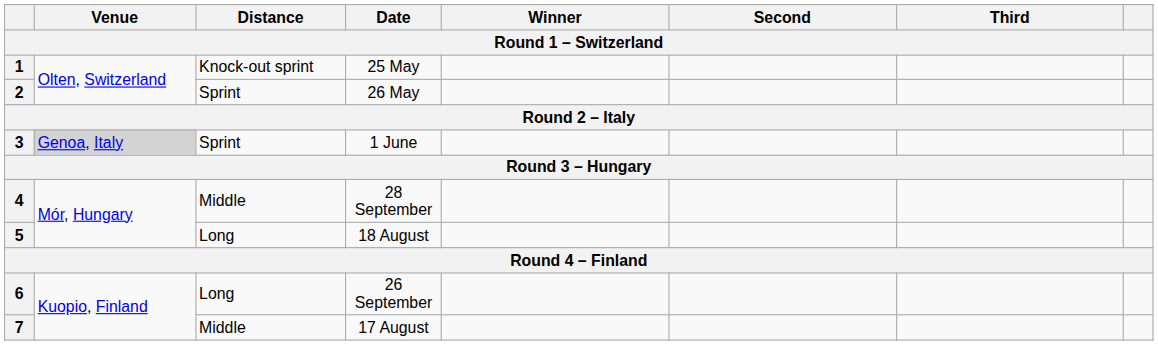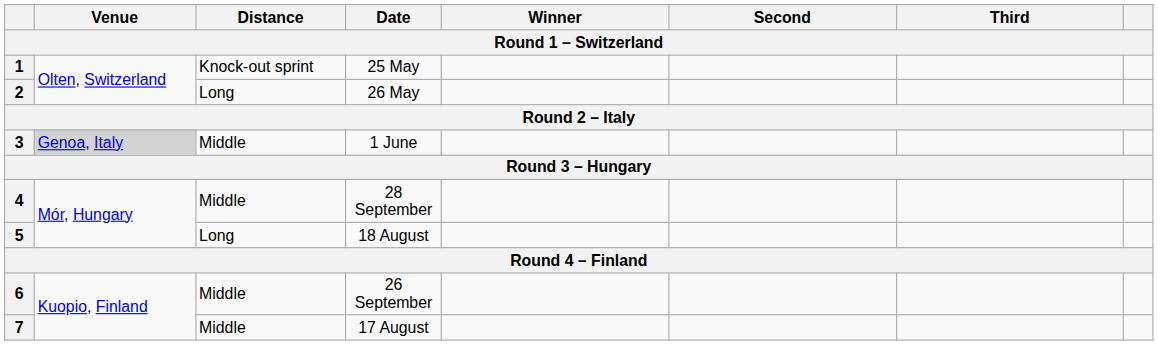(220, 93) Sprint -> (217, 93) Long
(220, 143) Sprint -> (222, 143) Middle
(217, 294) Long -> (222, 294) Middle
